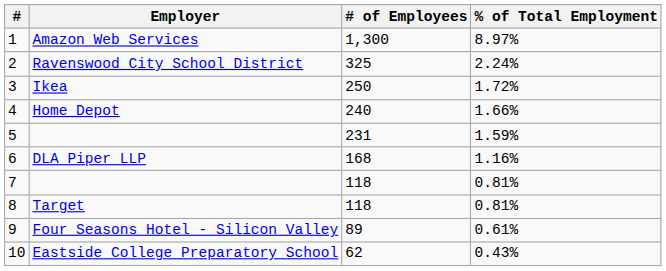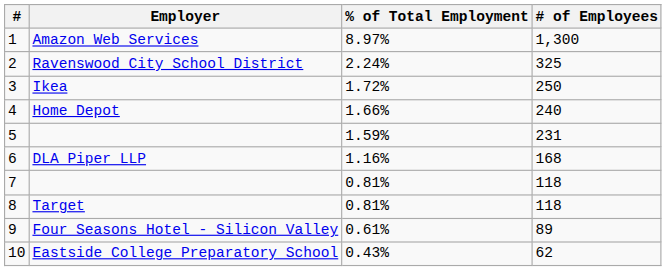columns swapped: (406, 16) <-> (566, 16)
